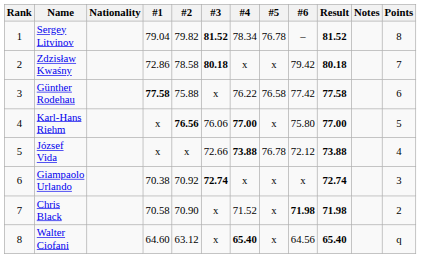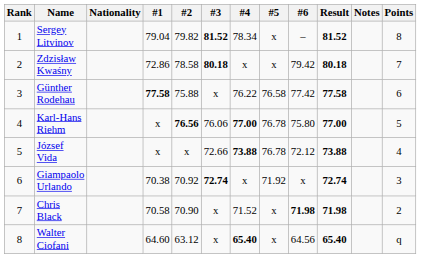(274, 36) 76.78 -> (274, 36) x
(274, 123) x -> (274, 123) 76.78
(274, 181) x -> (274, 181) 71.92
